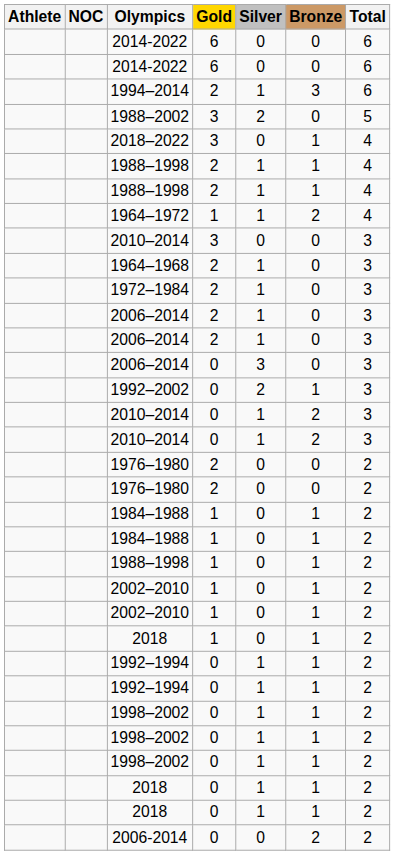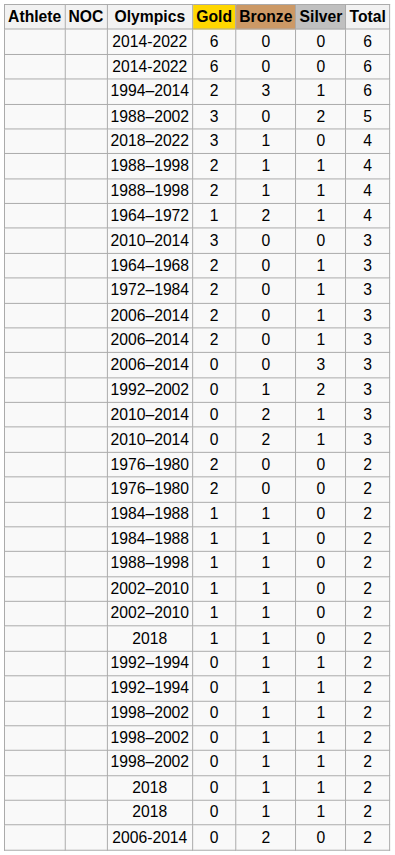columns swapped: (261, 16) <-> (316, 16)
